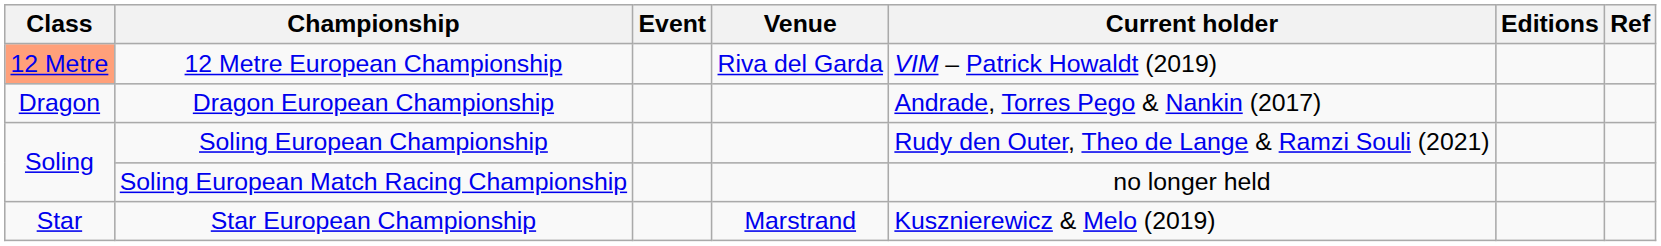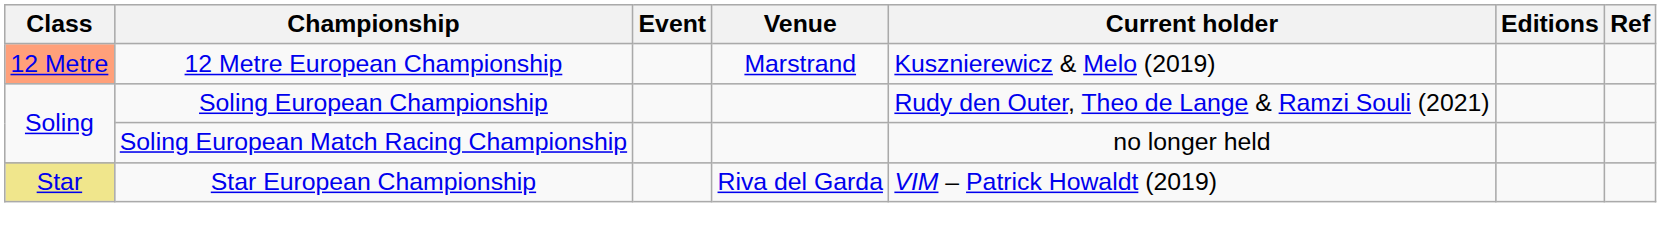(800, 63) Riva del Garda -> (800, 63) Marstrand
(1056, 63) VIM – Patrick Howaldt (2019) -> (1055, 63) Kusznierewicz & Melo (2019)
- row: (373, 102)
(59, 220) no background -> (59, 181) khaki background
(800, 220) Marstrand -> (800, 181) Riva del Garda
(1055, 220) Kusznierewicz & Melo (2019) -> (1056, 181) VIM – Patrick Howaldt (2019)
